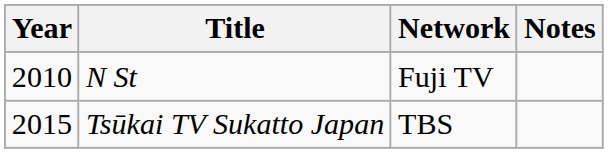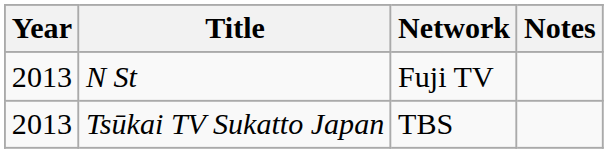(42, 76) 2010 -> (42, 76) 2013
(42, 123) 2015 -> (42, 123) 2013
